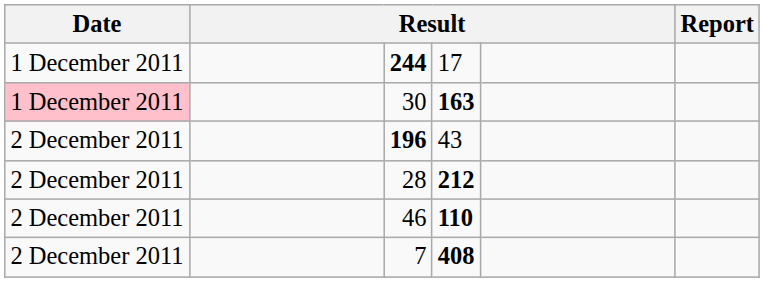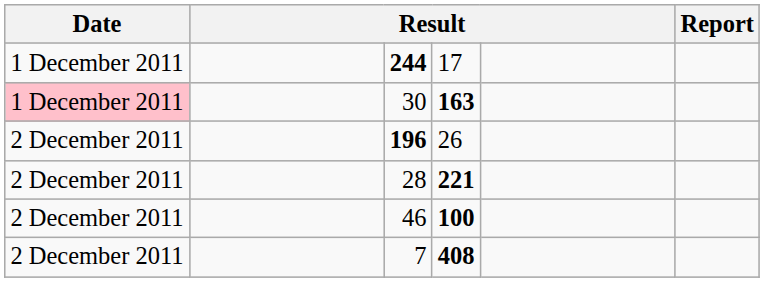(450, 140) 43 -> (450, 140) 26
(456, 179) 212 -> (456, 179) 221
(455, 218) 110 -> (456, 218) 100
